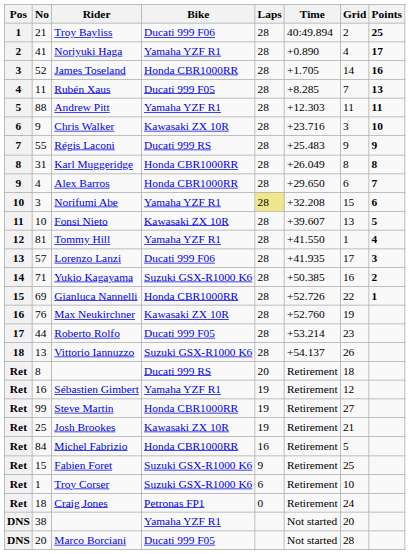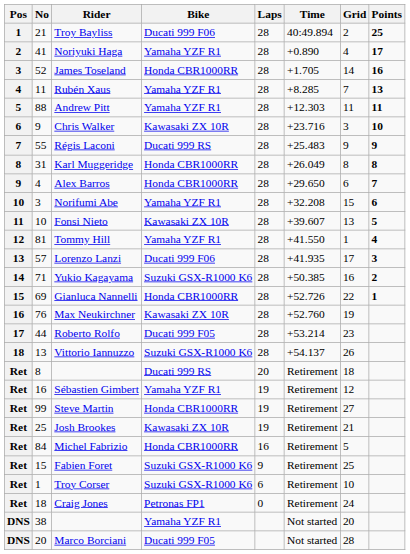(180, 89) Ducati 999 F05 -> (183, 89) Yamaha YZF R1
(263, 202) khaki background -> (263, 202) no background
